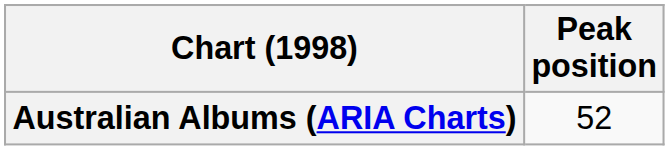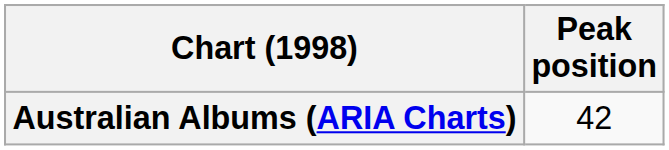(594, 117) 52 -> (594, 117) 42
